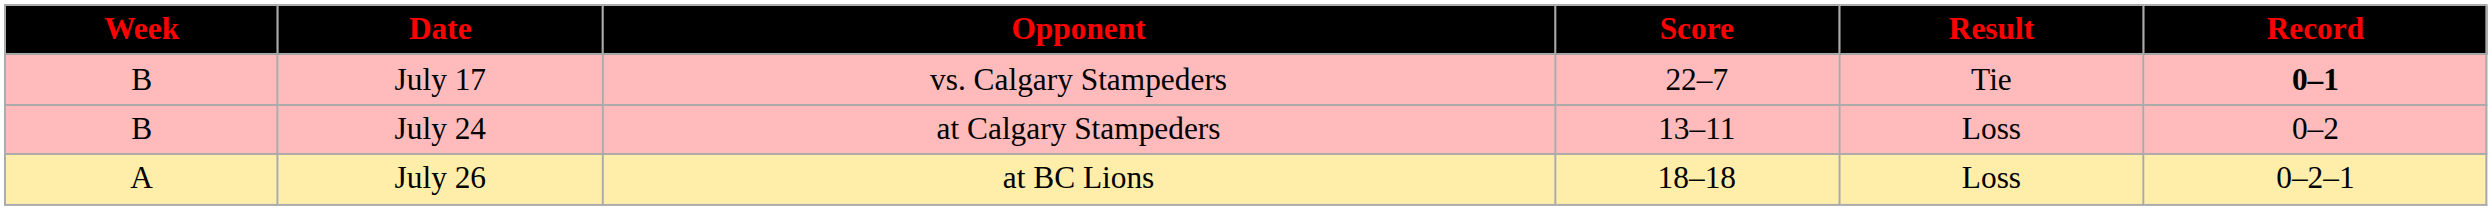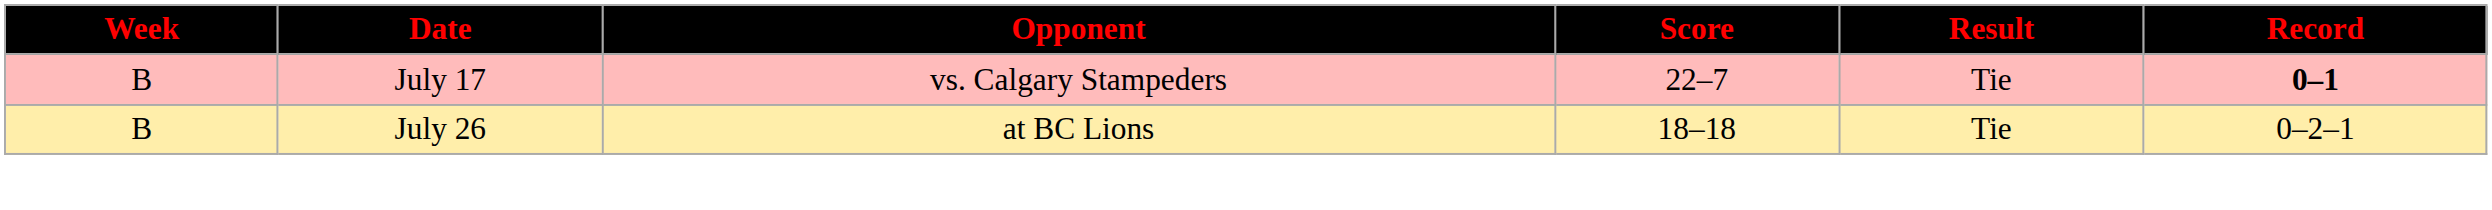- row: (440, 128)
(142, 178) A -> (142, 128) B
(1991, 178) Loss -> (1991, 128) Tie
